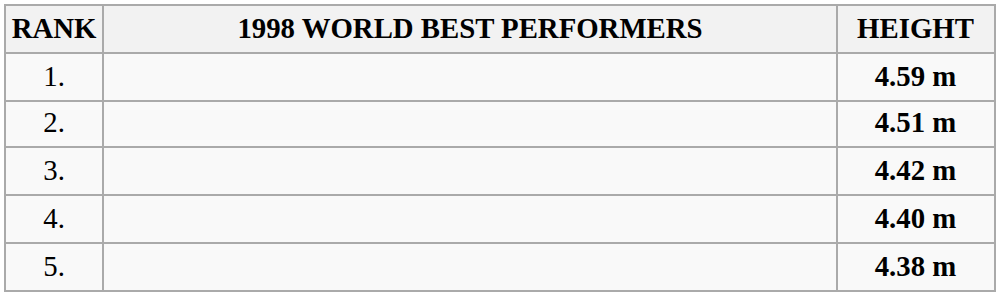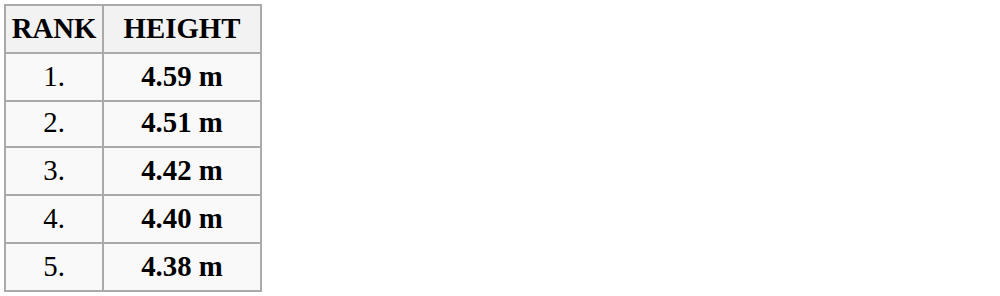- column: (470, 28)
